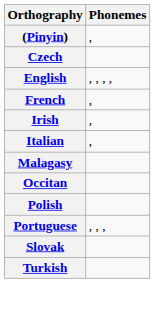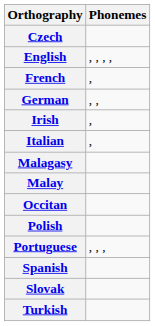- row: (45, 36)
+ row: (45, 99)
+ row: (45, 183)
+ row: (45, 267)
